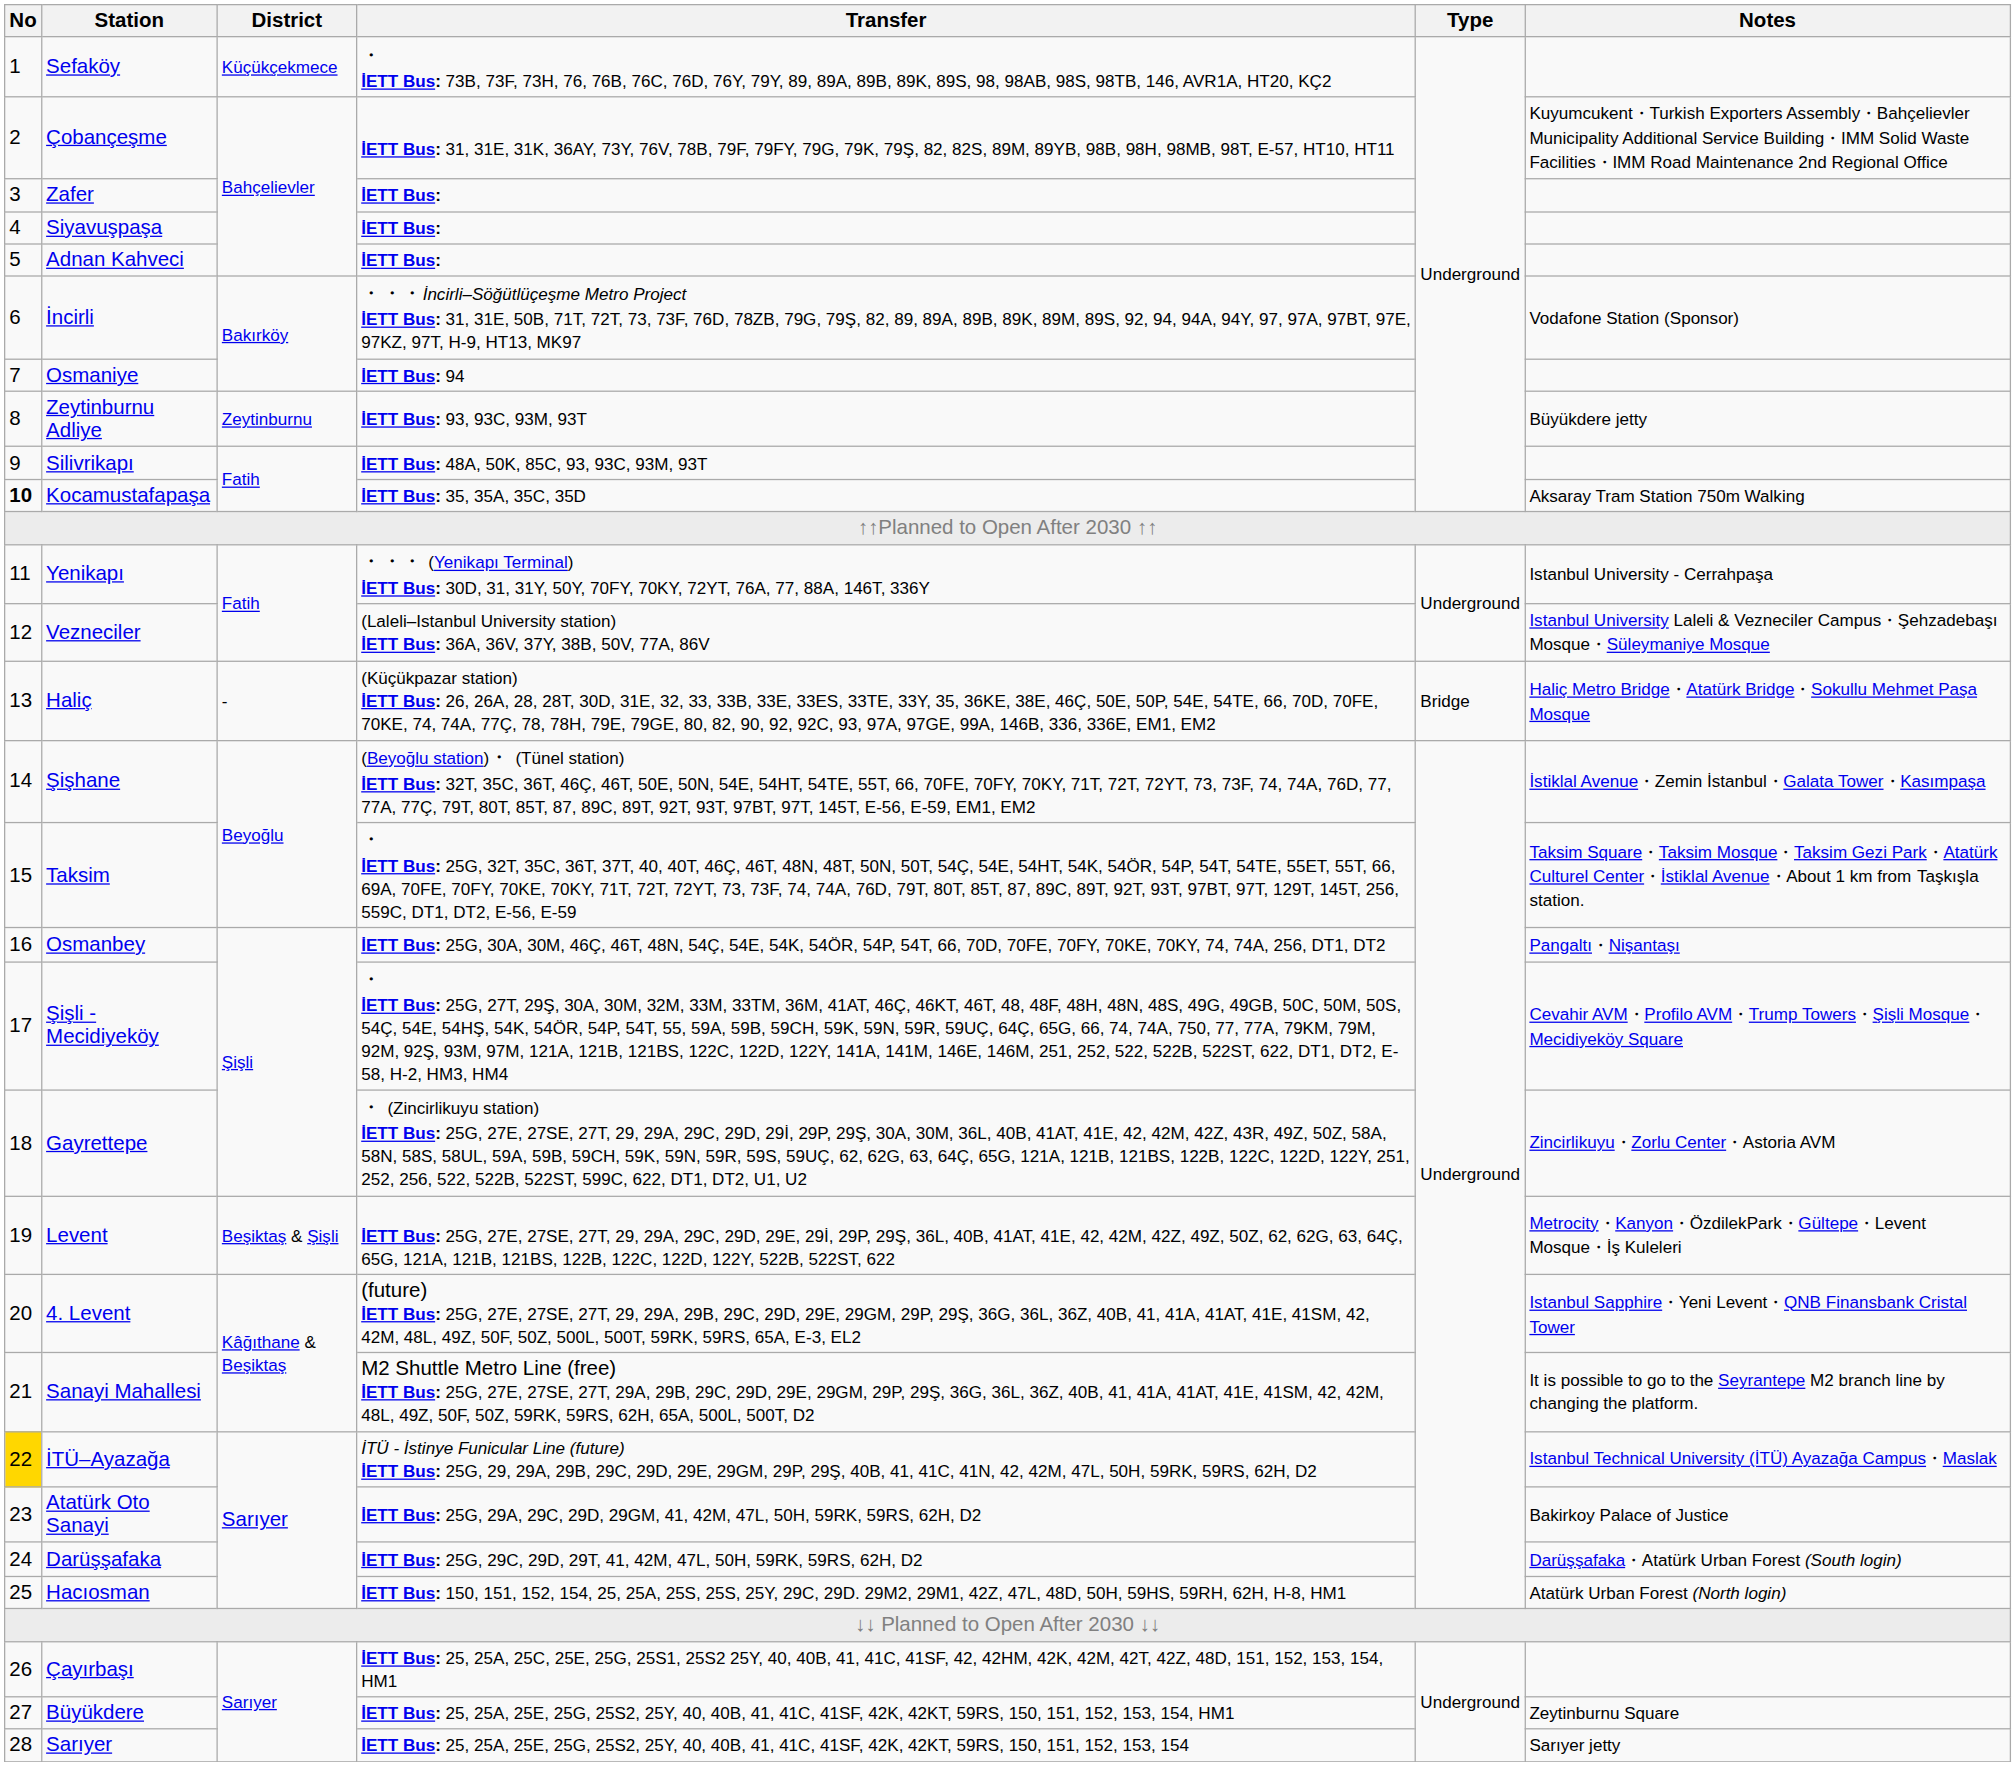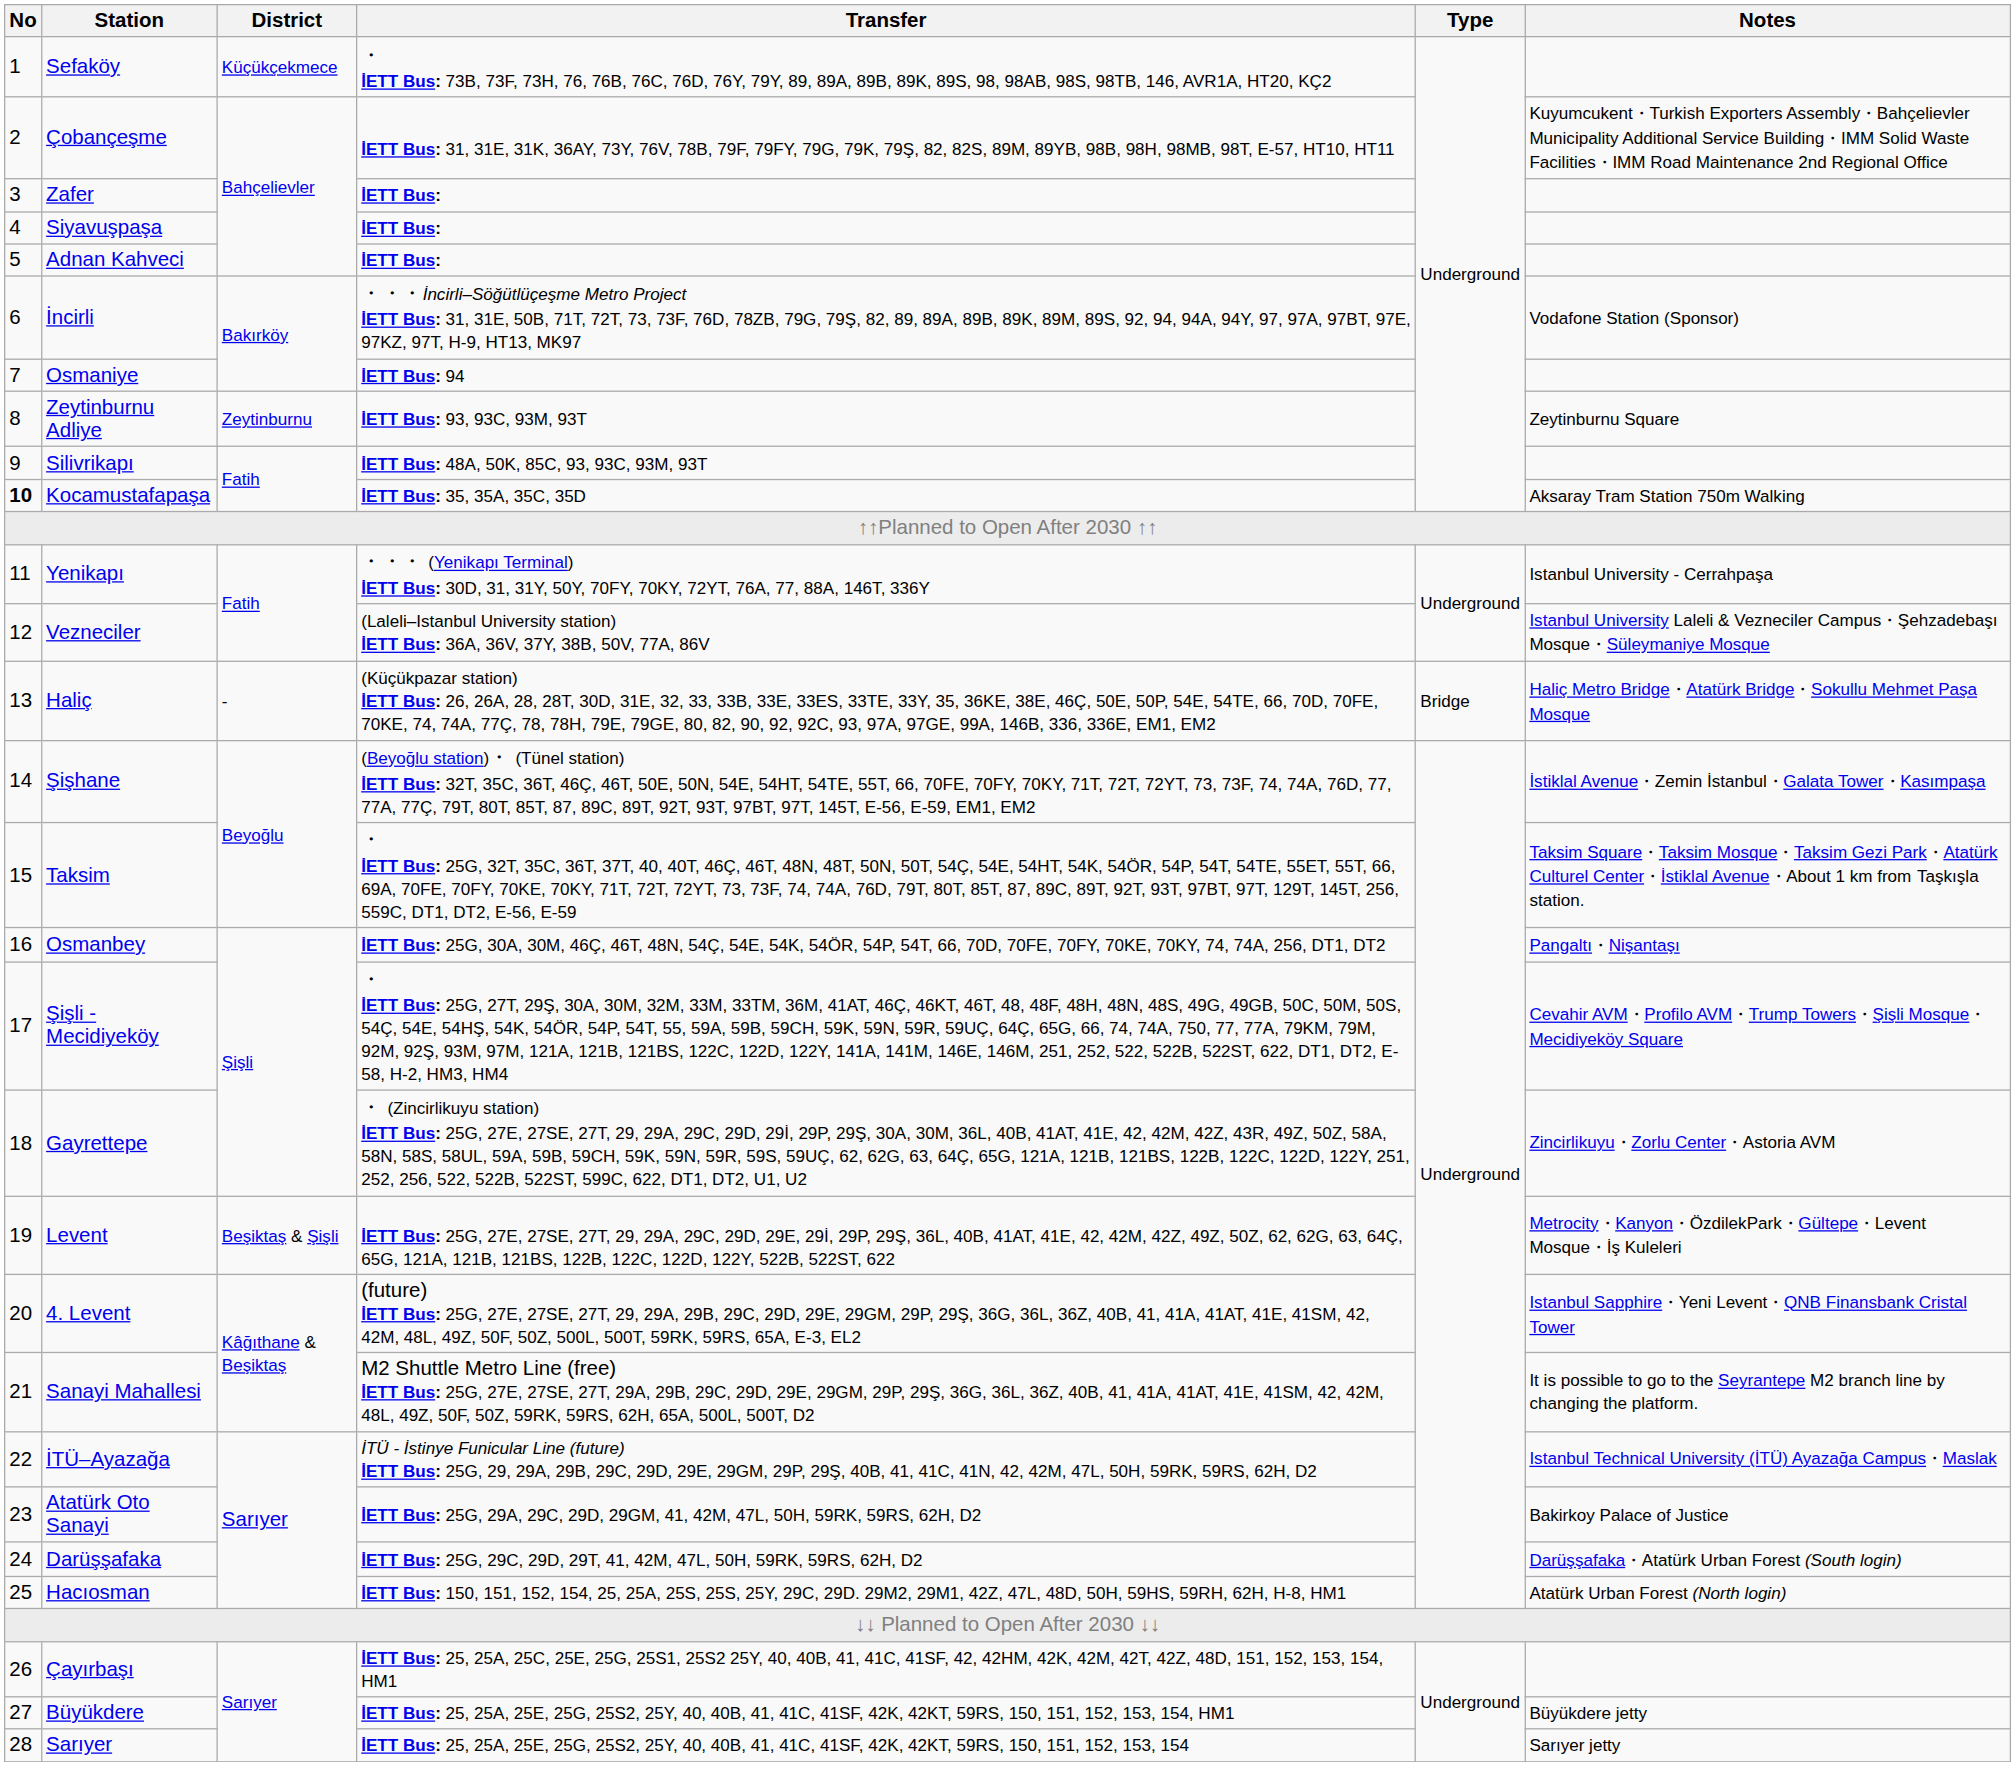(1588, 420) Büyükdere jetty -> (1604, 420) Zeytinburnu Square
(21, 1458) gold background -> (21, 1458) no background
(1604, 1714) Zeytinburnu Square -> (1588, 1714) Büyükdere jetty
